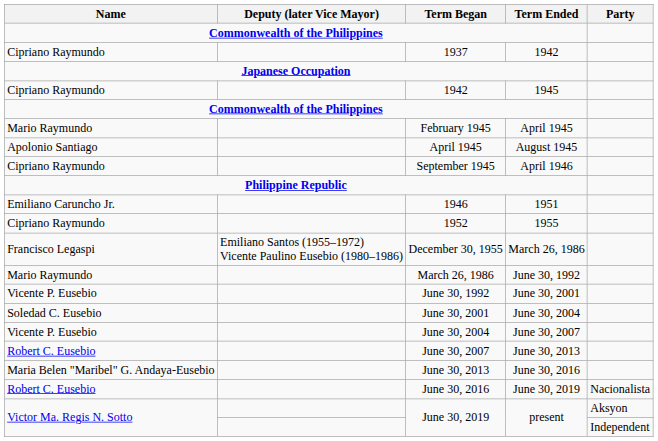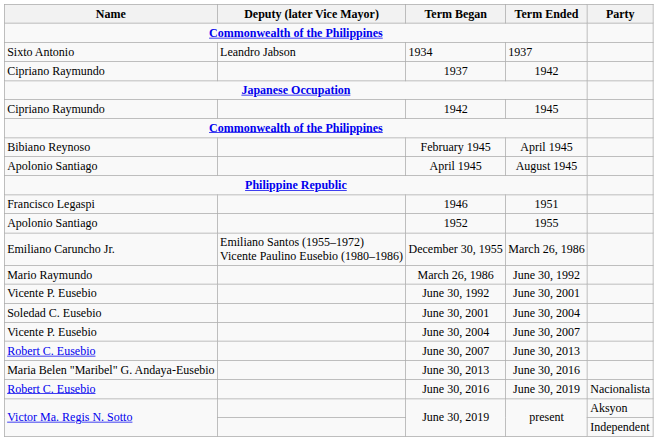+ row: (421, 52)
(50, 128) Mario Raymundo -> (49, 147) Bibiano Reynoso
- row: (456, 166)
(61, 204) Emiliano Caruncho Jr. -> (51, 204) Francisco Legaspi
(56, 223) Cipriano Raymundo -> (52, 223) Apolonio Santiago
(51, 249) Francisco Legaspi -> (61, 249) Emiliano Caruncho Jr.
